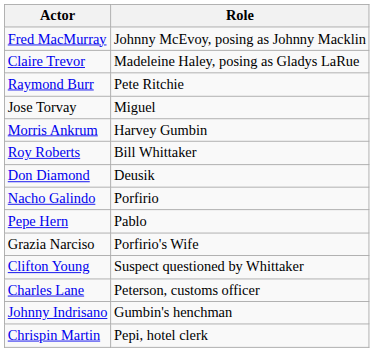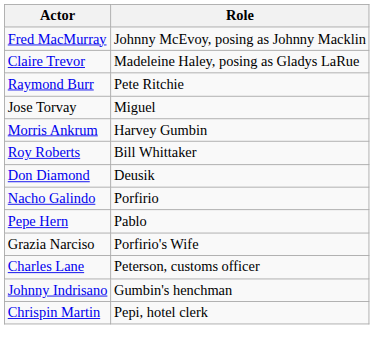- row: (49, 267)
